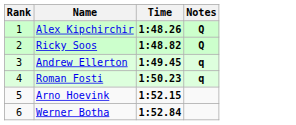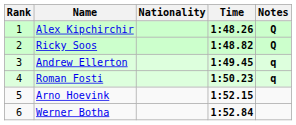+ column: (172, 13)
